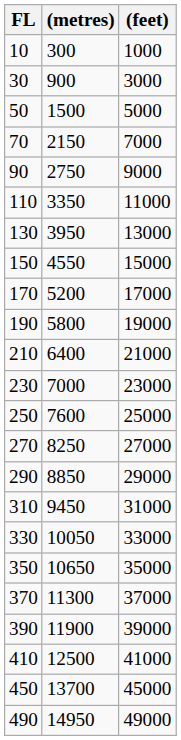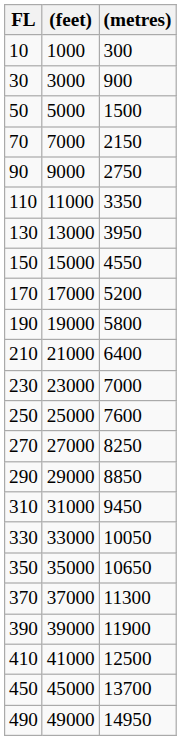columns swapped: (81, 19) <-> (147, 19)
